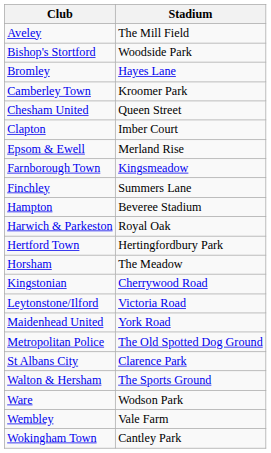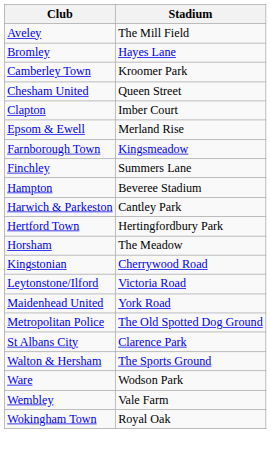- row: (51, 52)
(144, 226) Royal Oak -> (150, 206) Cantley Park
(150, 438) Cantley Park -> (144, 419) Royal Oak
